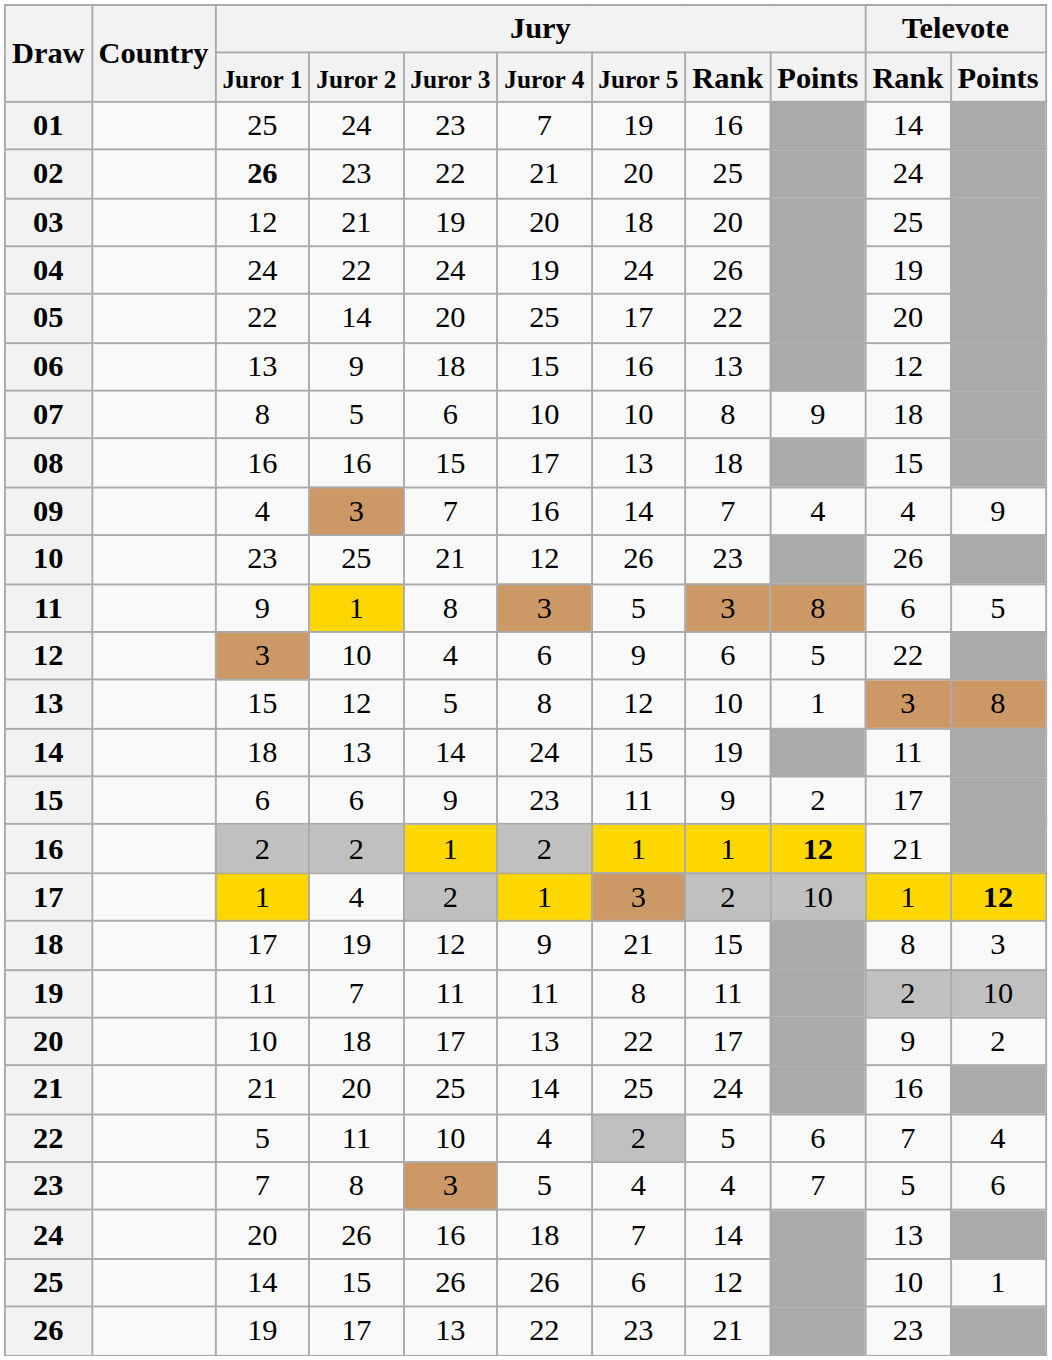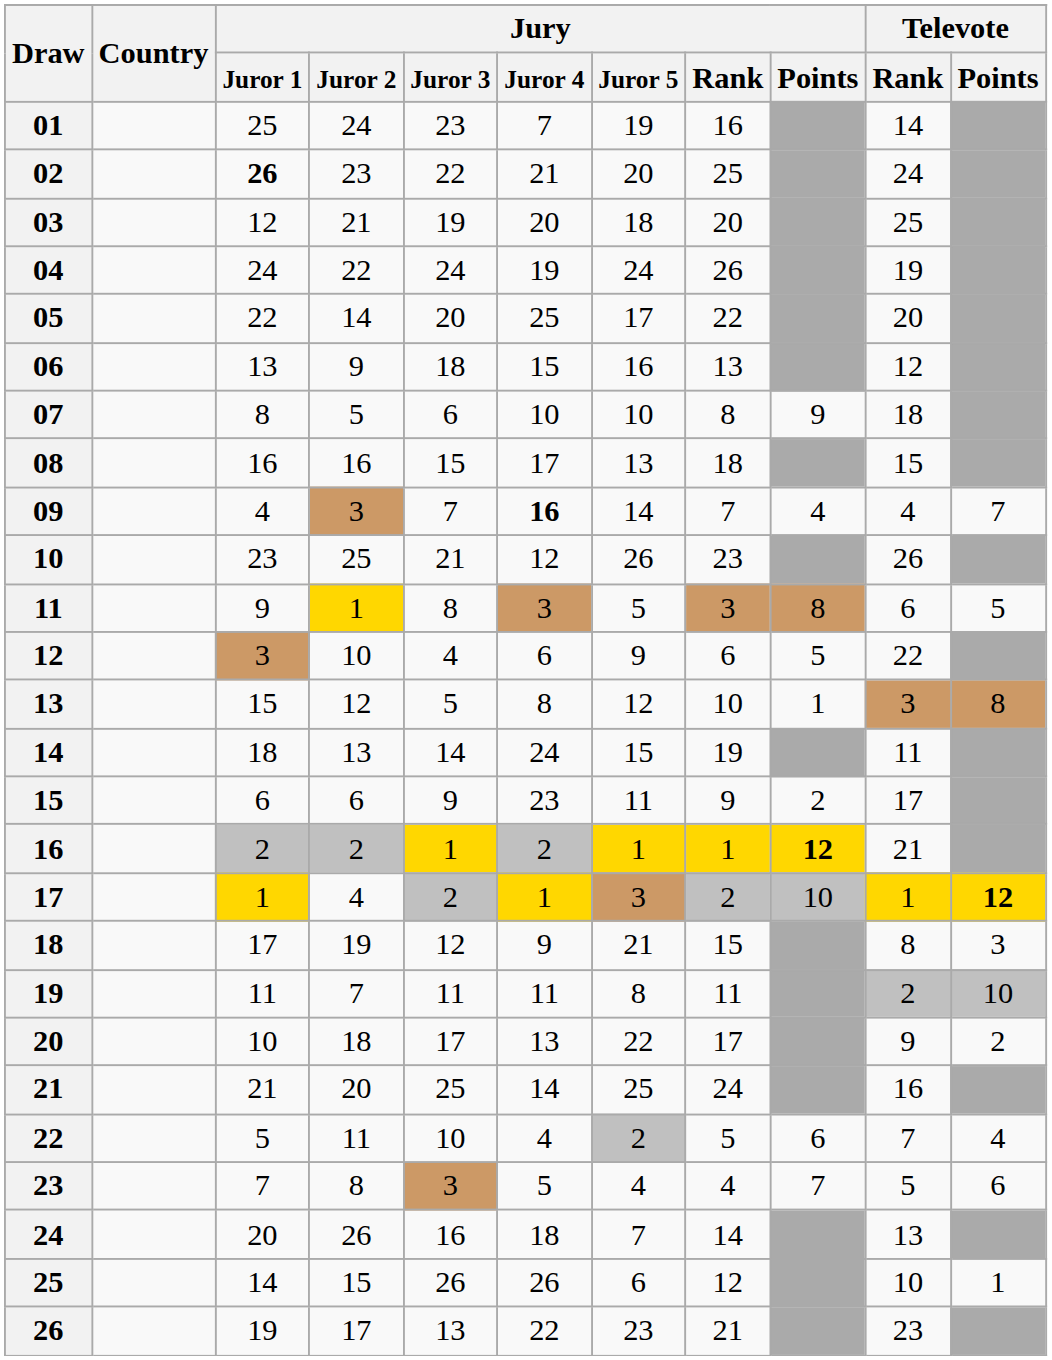(544, 510) normal -> (544, 510) bold
(998, 510) 9 -> (998, 510) 7
